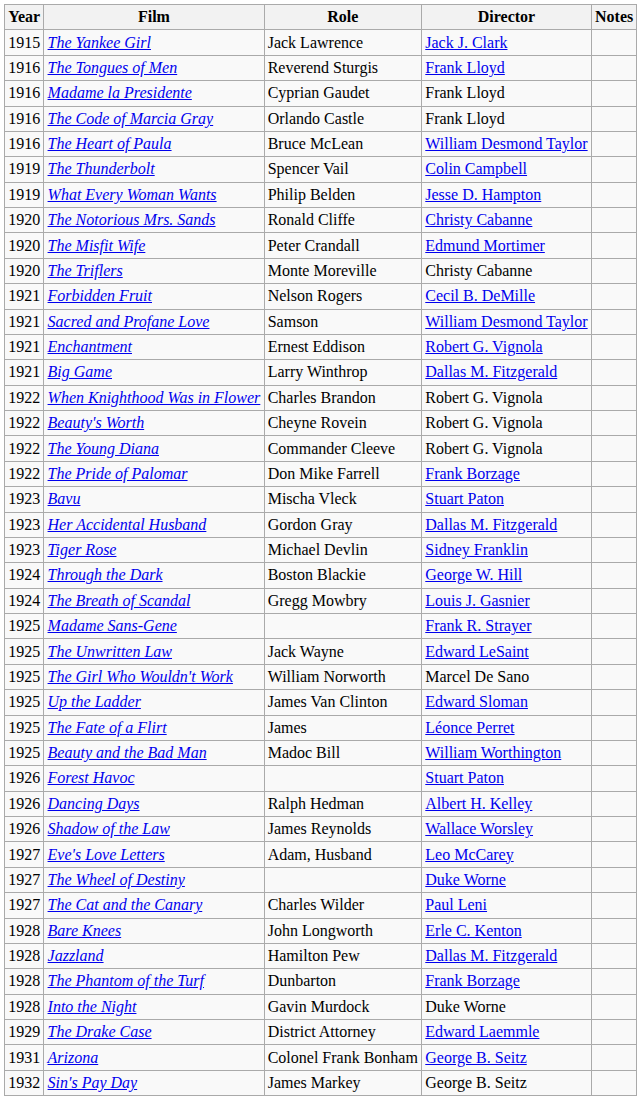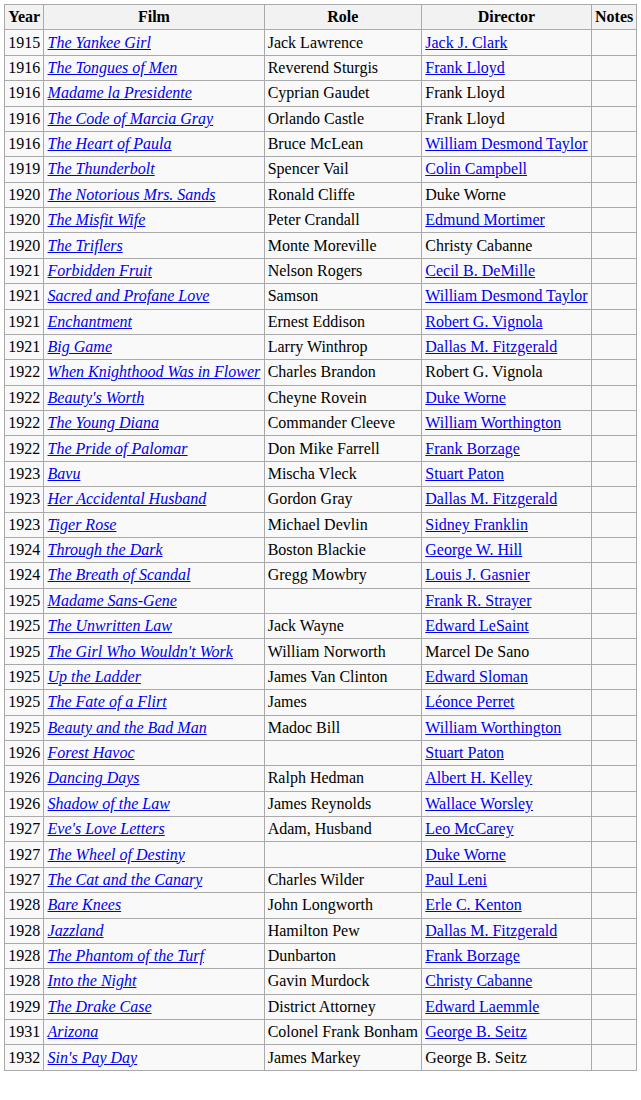- row: (132, 194)
(479, 220) Christy Cabanne -> (466, 194) Duke Worne
(484, 423) Robert G. Vignola -> (466, 397) Duke Worne
(484, 448) Robert G. Vignola -> (493, 423) William Worthington
(466, 1006) Duke Worne -> (479, 981) Christy Cabanne
